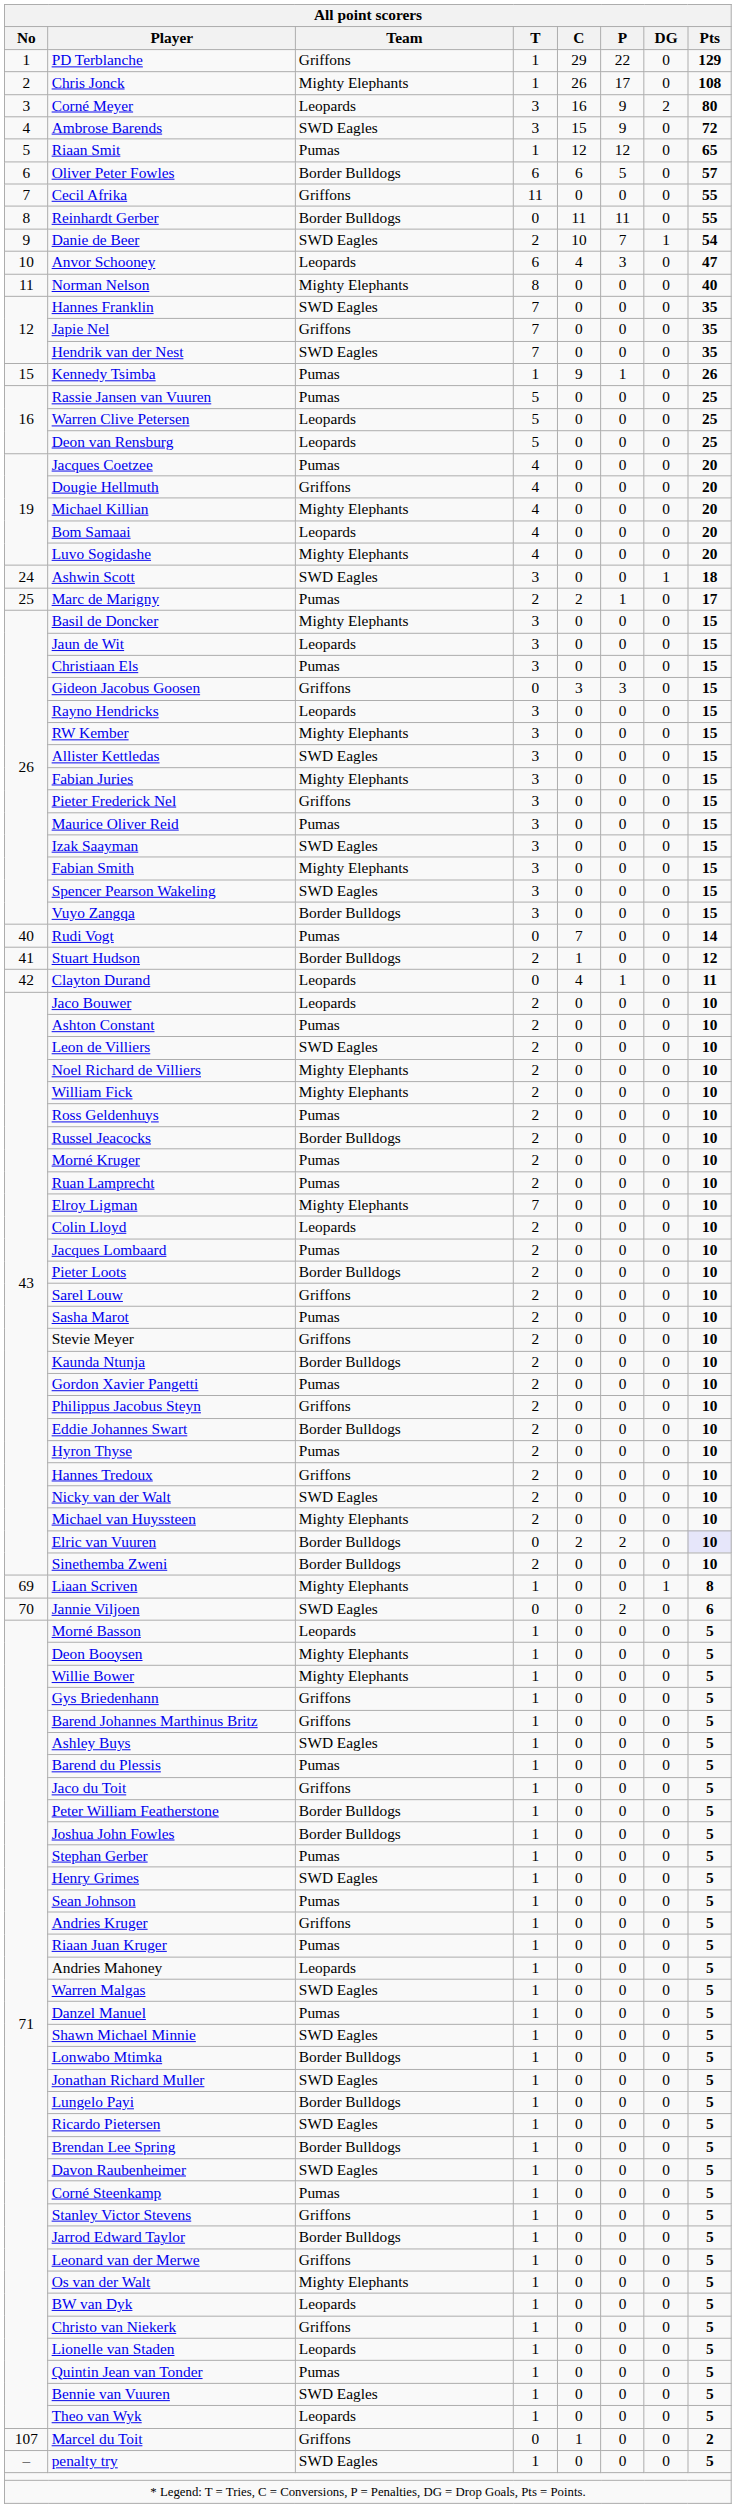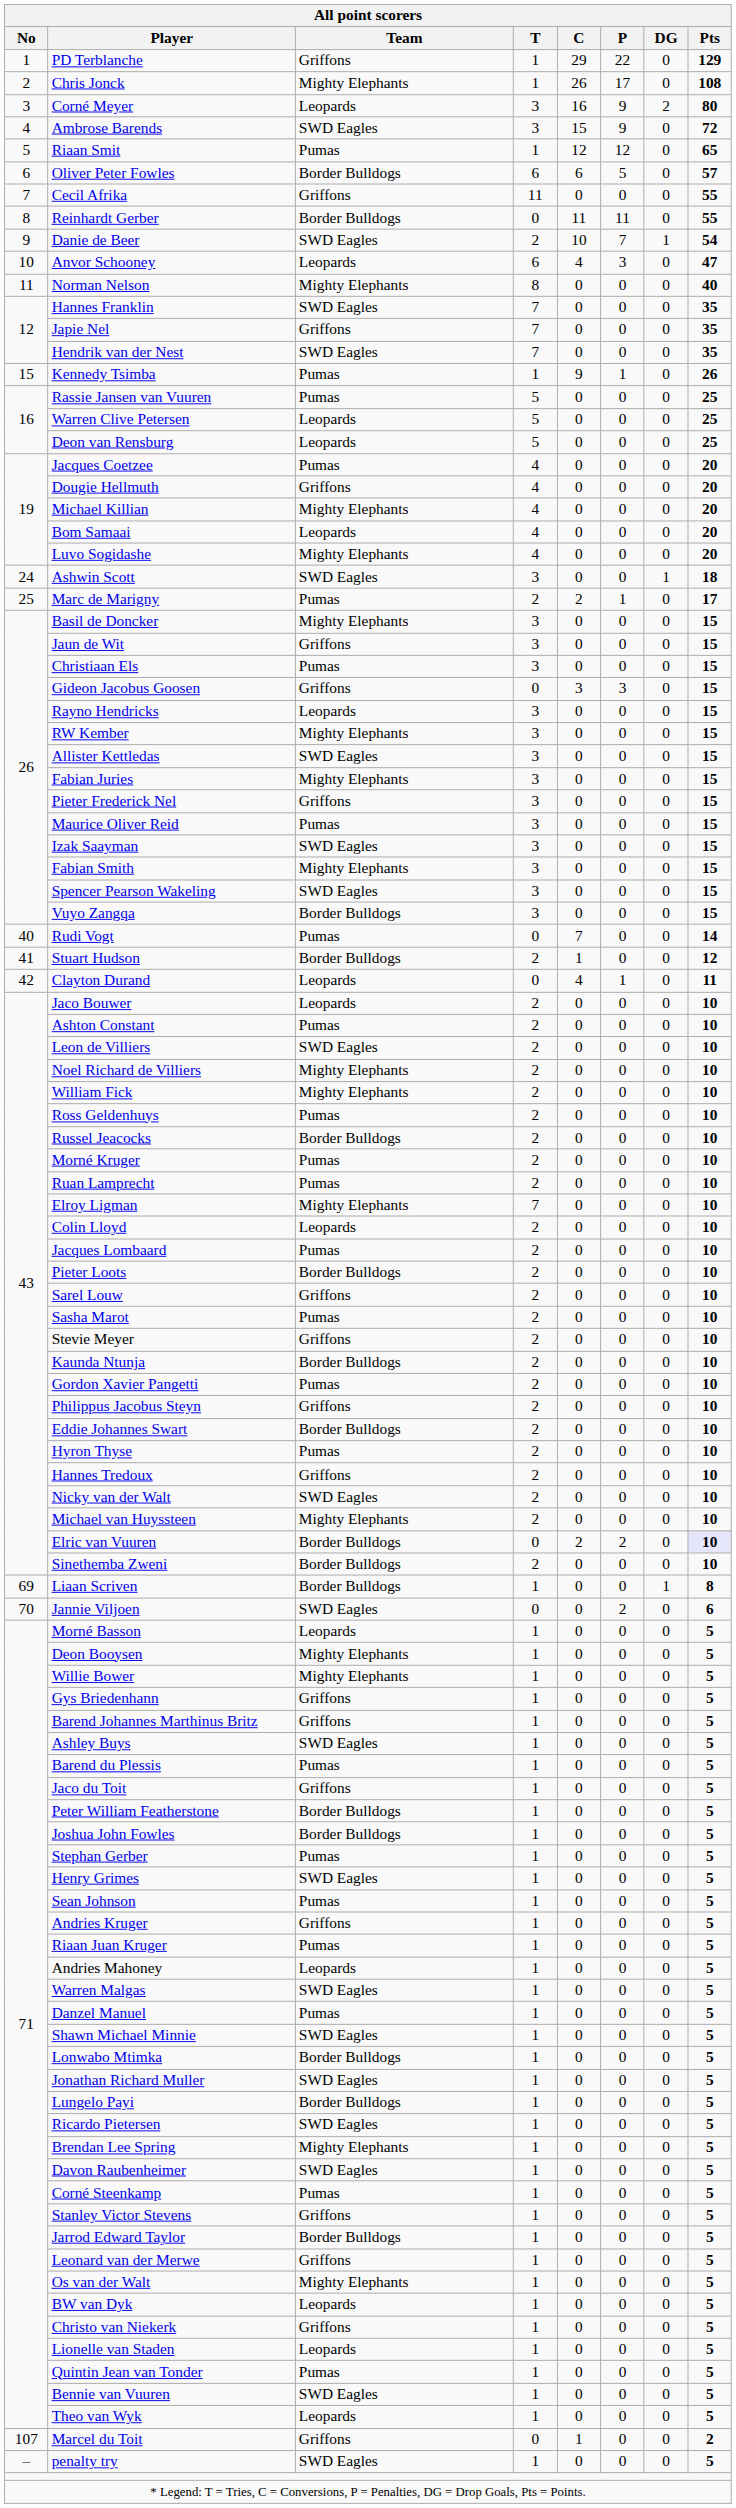(327, 644) Leopards -> (325, 644) Griffons
(354, 1586) Mighty Elephants -> (350, 1586) Border Bulldogs
(350, 2147) Border Bulldogs -> (354, 2147) Mighty Elephants
